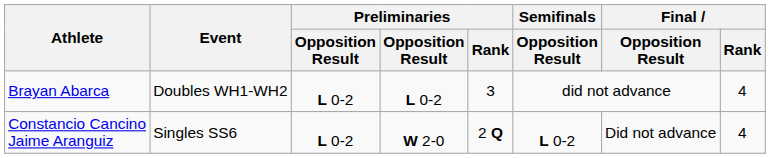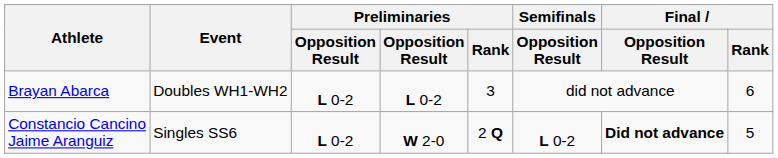(742, 91) 4 -> (750, 91) 6
(661, 133) normal -> (665, 133) bold
(742, 133) 4 -> (750, 133) 5
